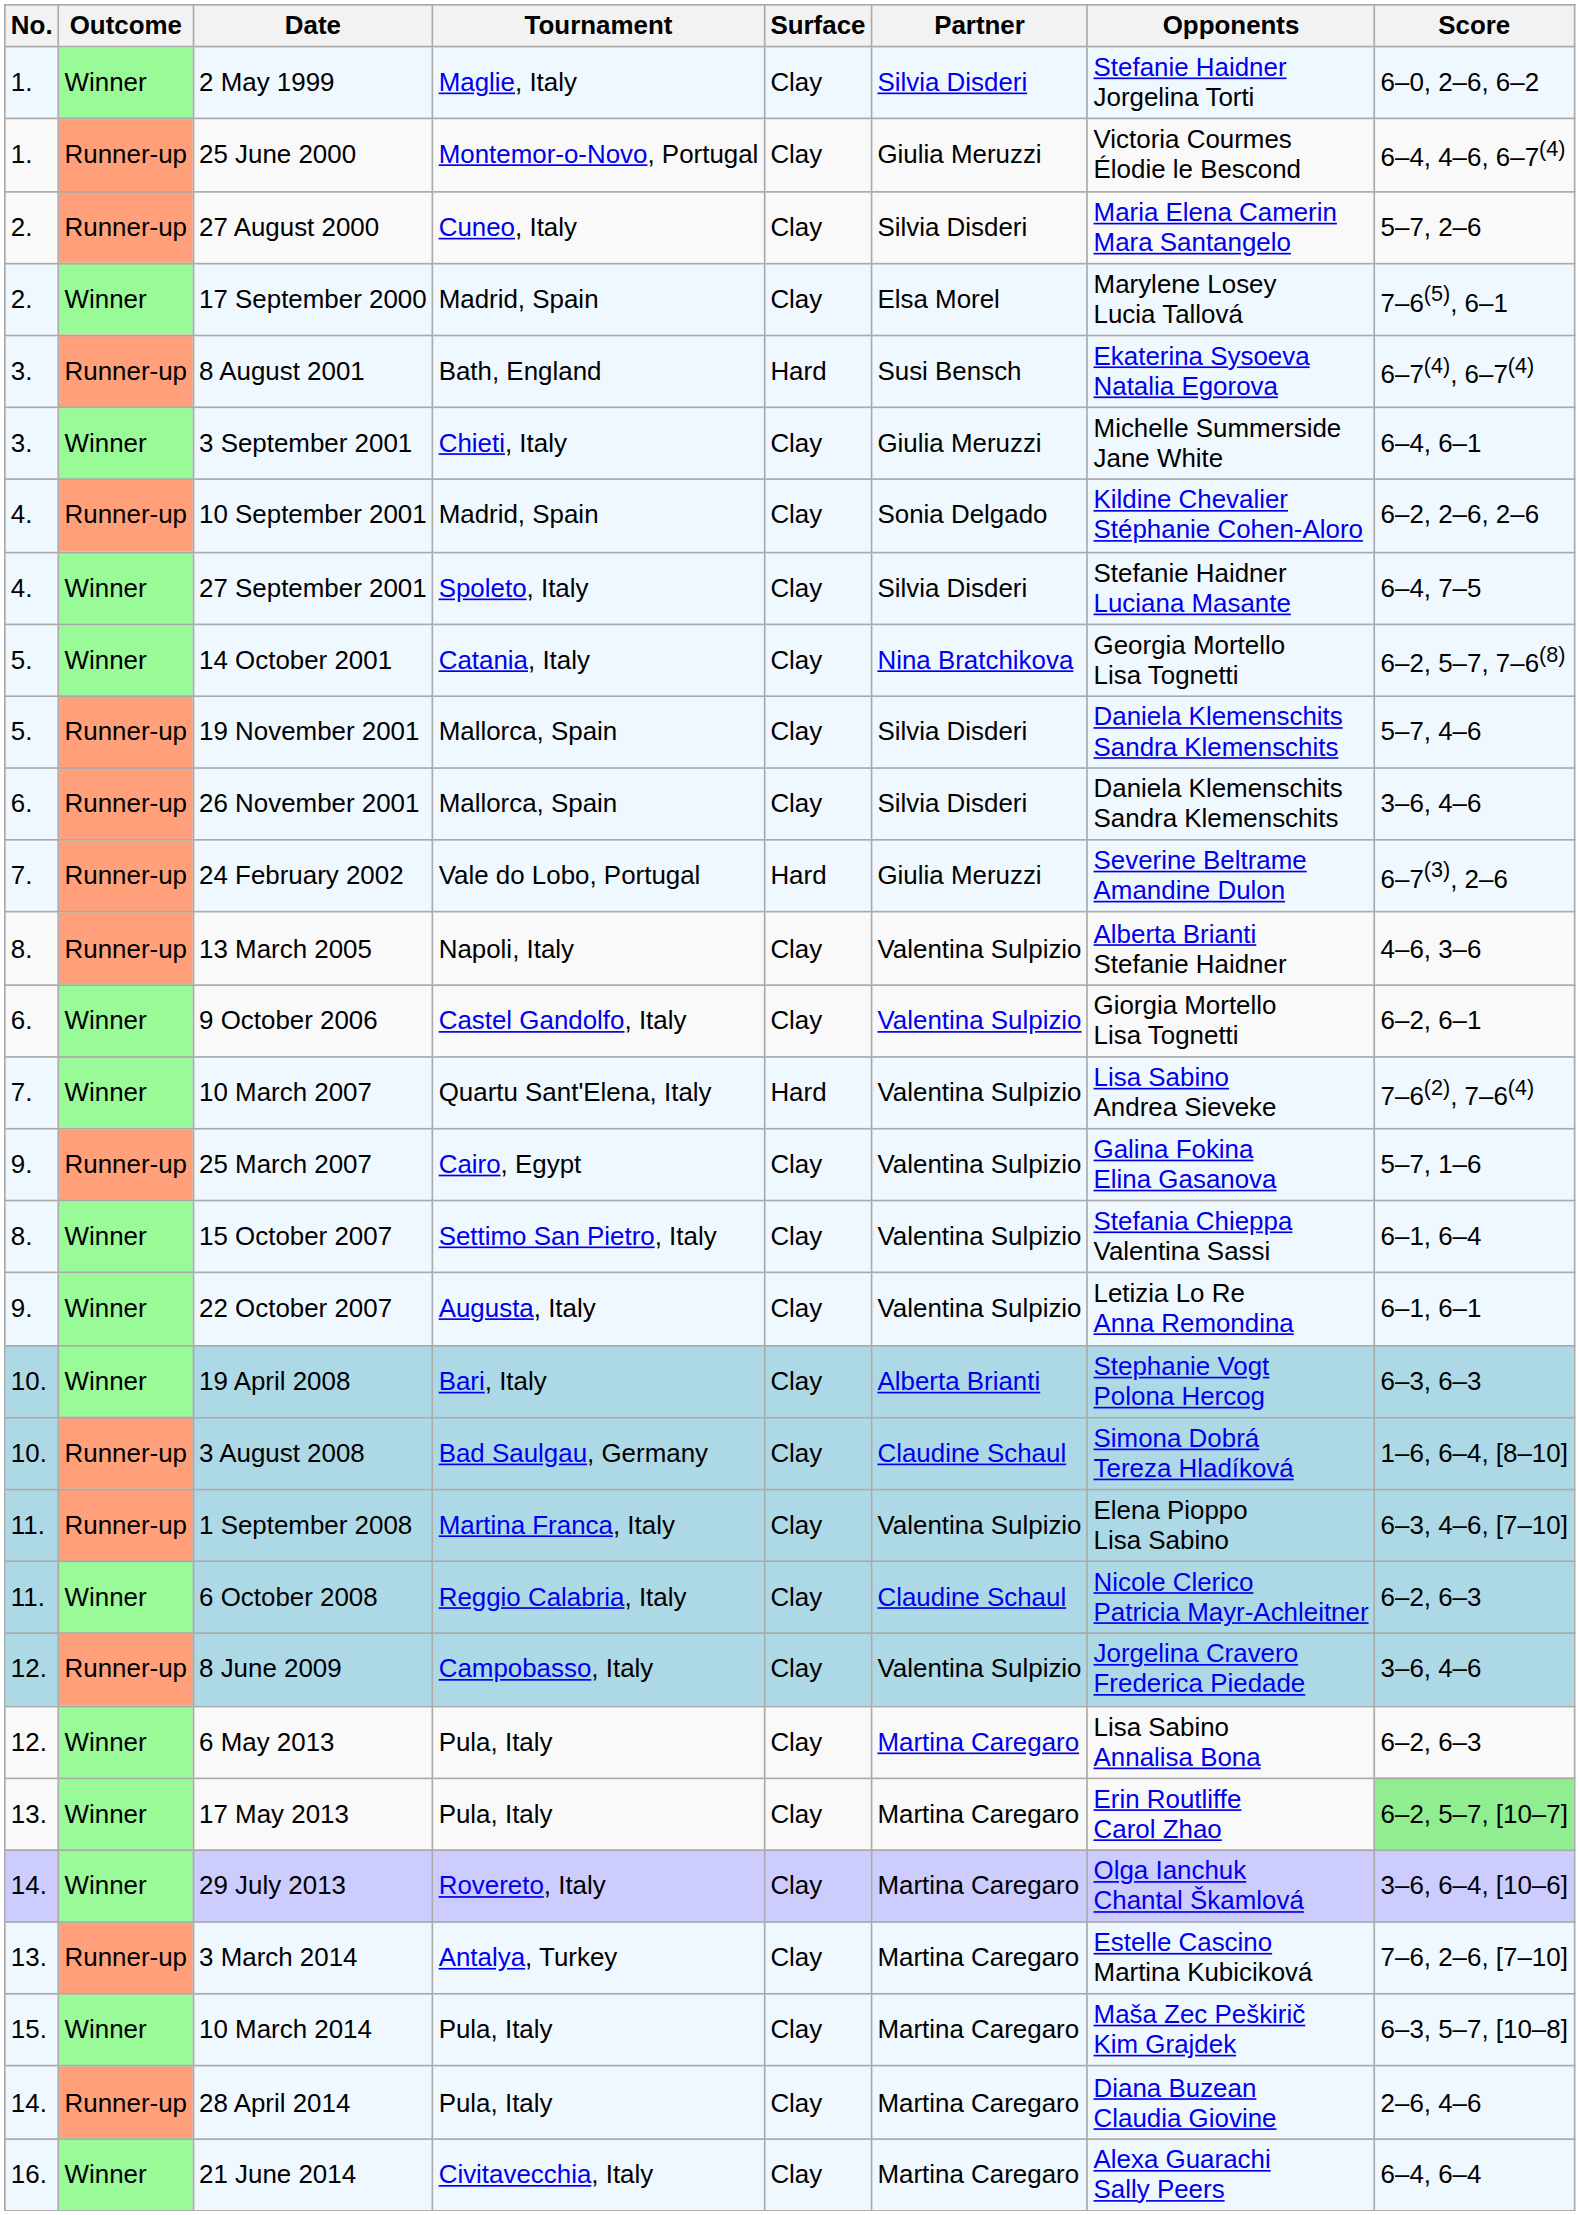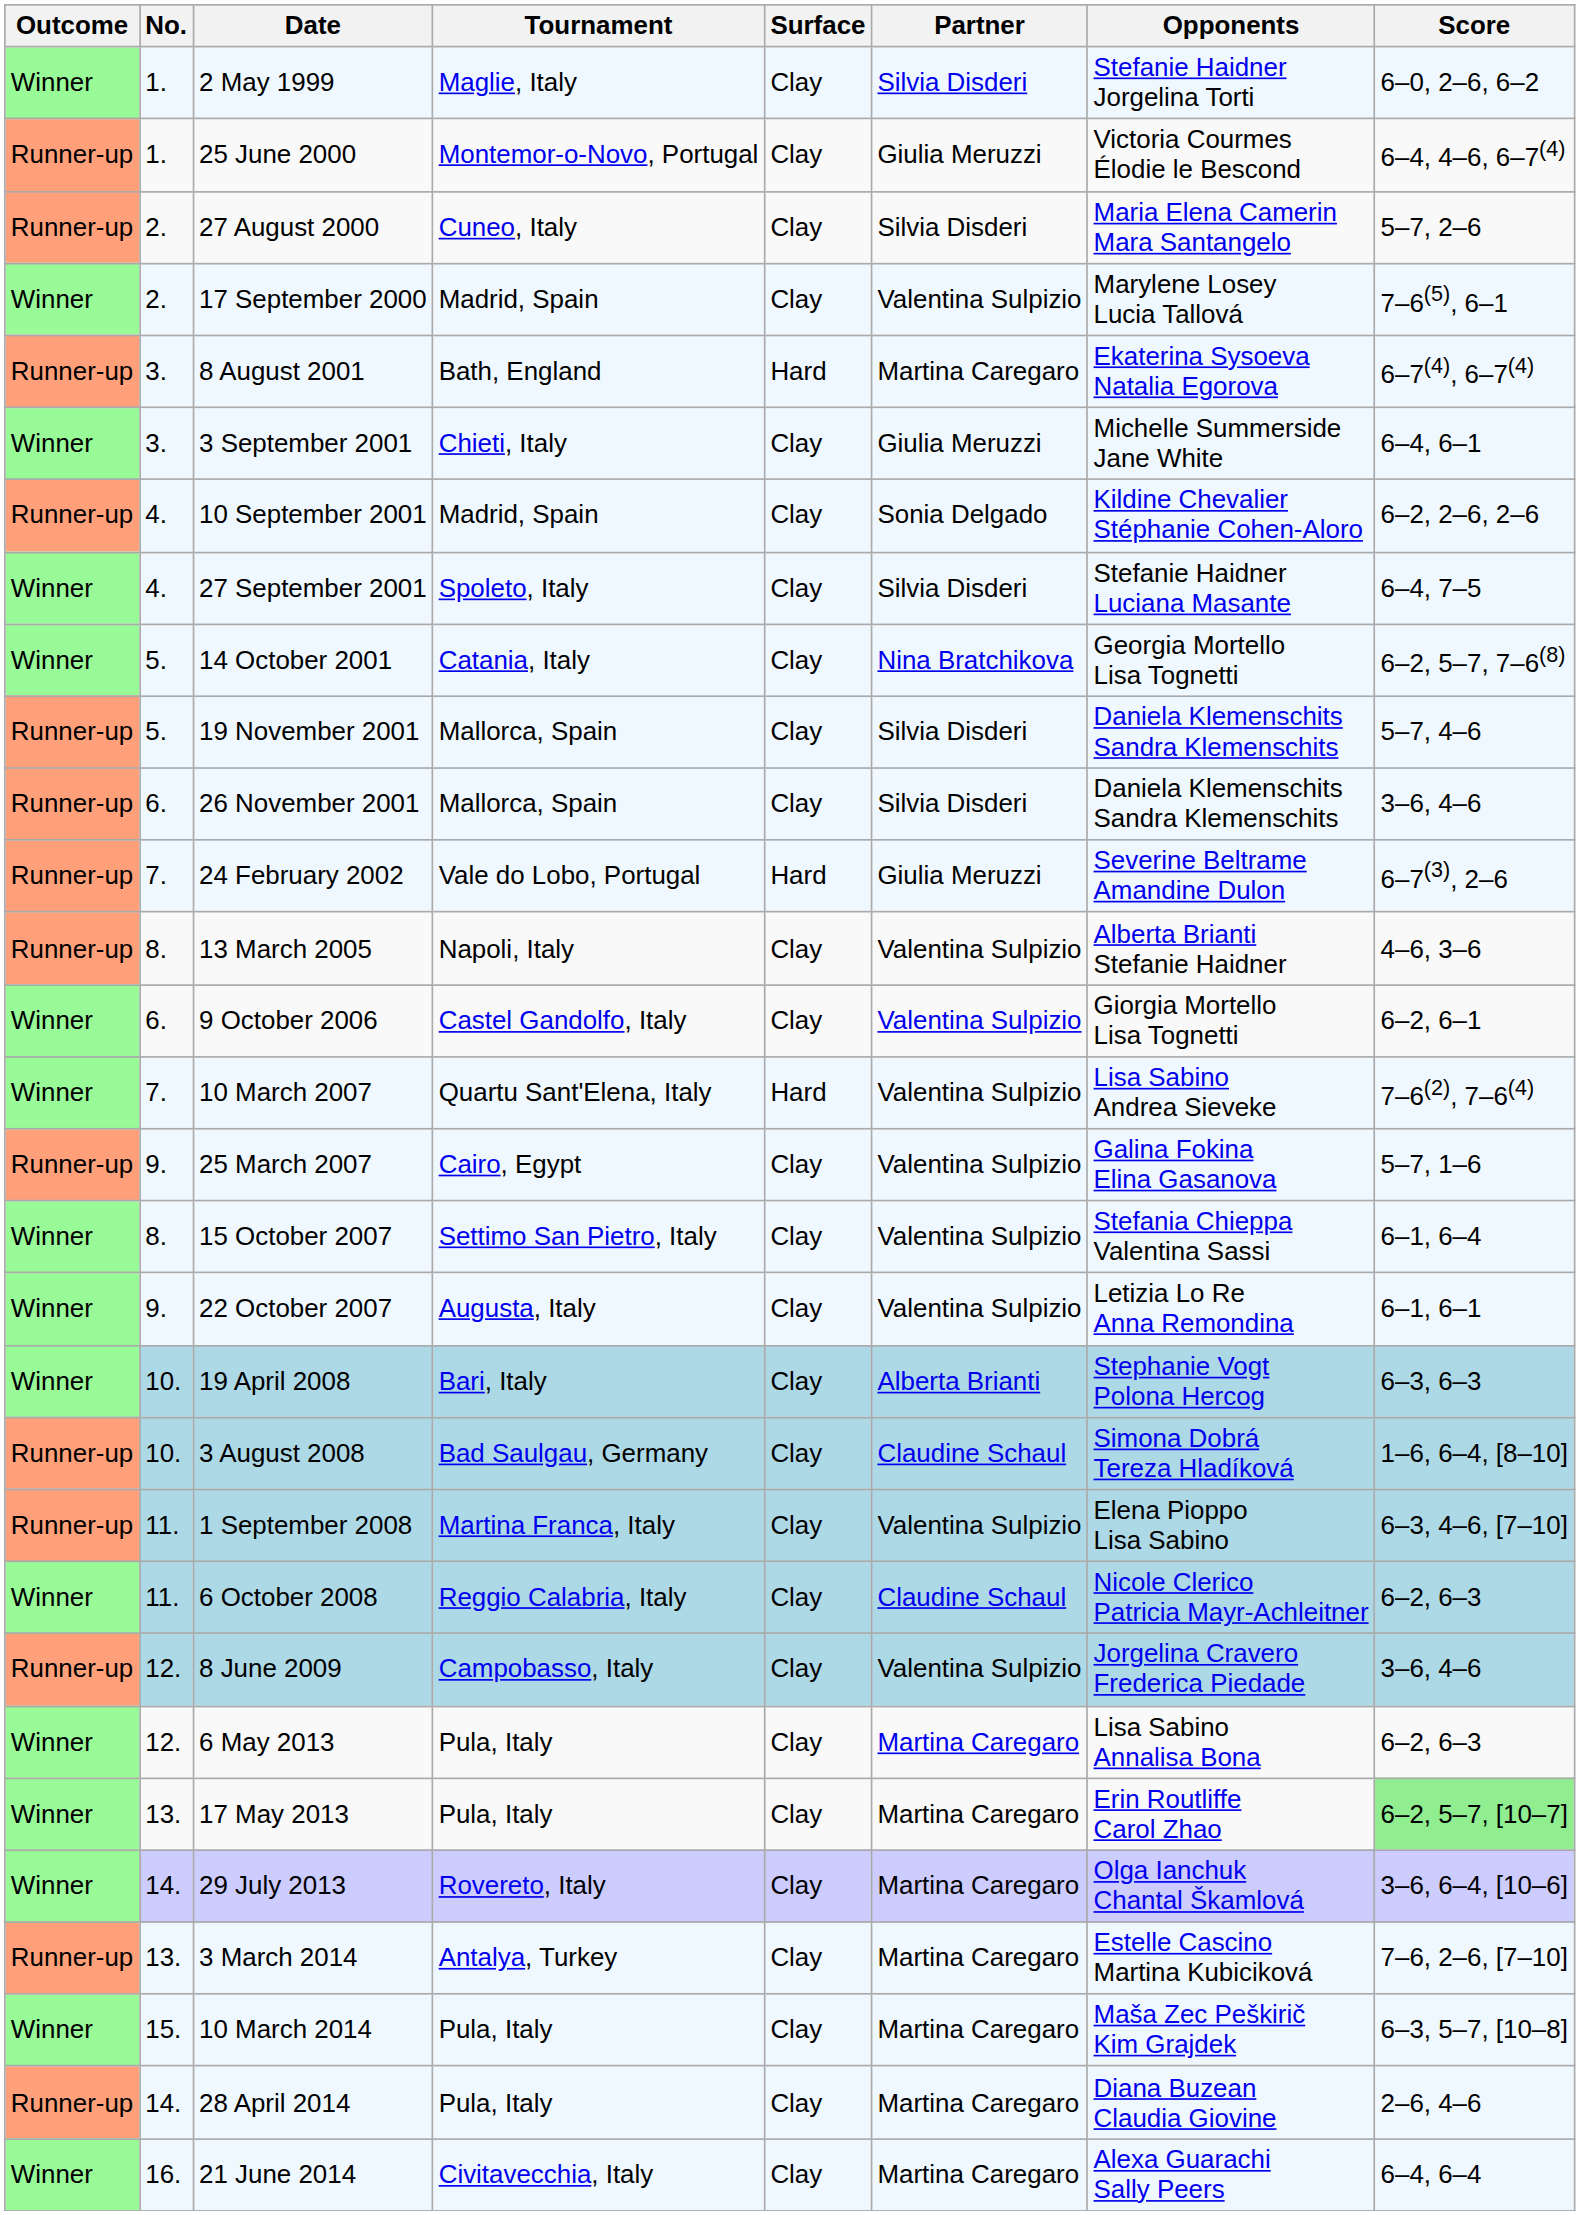columns swapped: (126, 25) <-> (32, 25)
(939, 298) Elsa Morel -> (980, 298) Valentina Sulpizio
(949, 370) Susi Bensch -> (978, 370) Martina Caregaro
